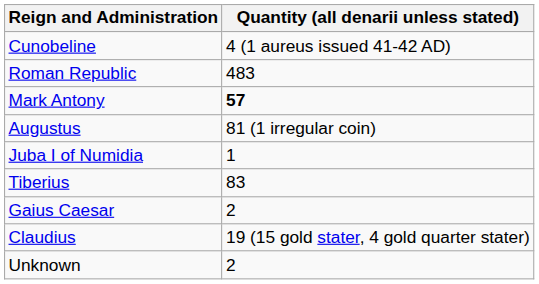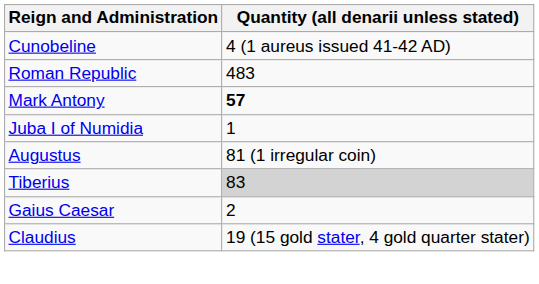rows swapped: (76, 155) <-> (45, 127)
(236, 182) no background -> (236, 182) lightgrey background
- row: (45, 264)
